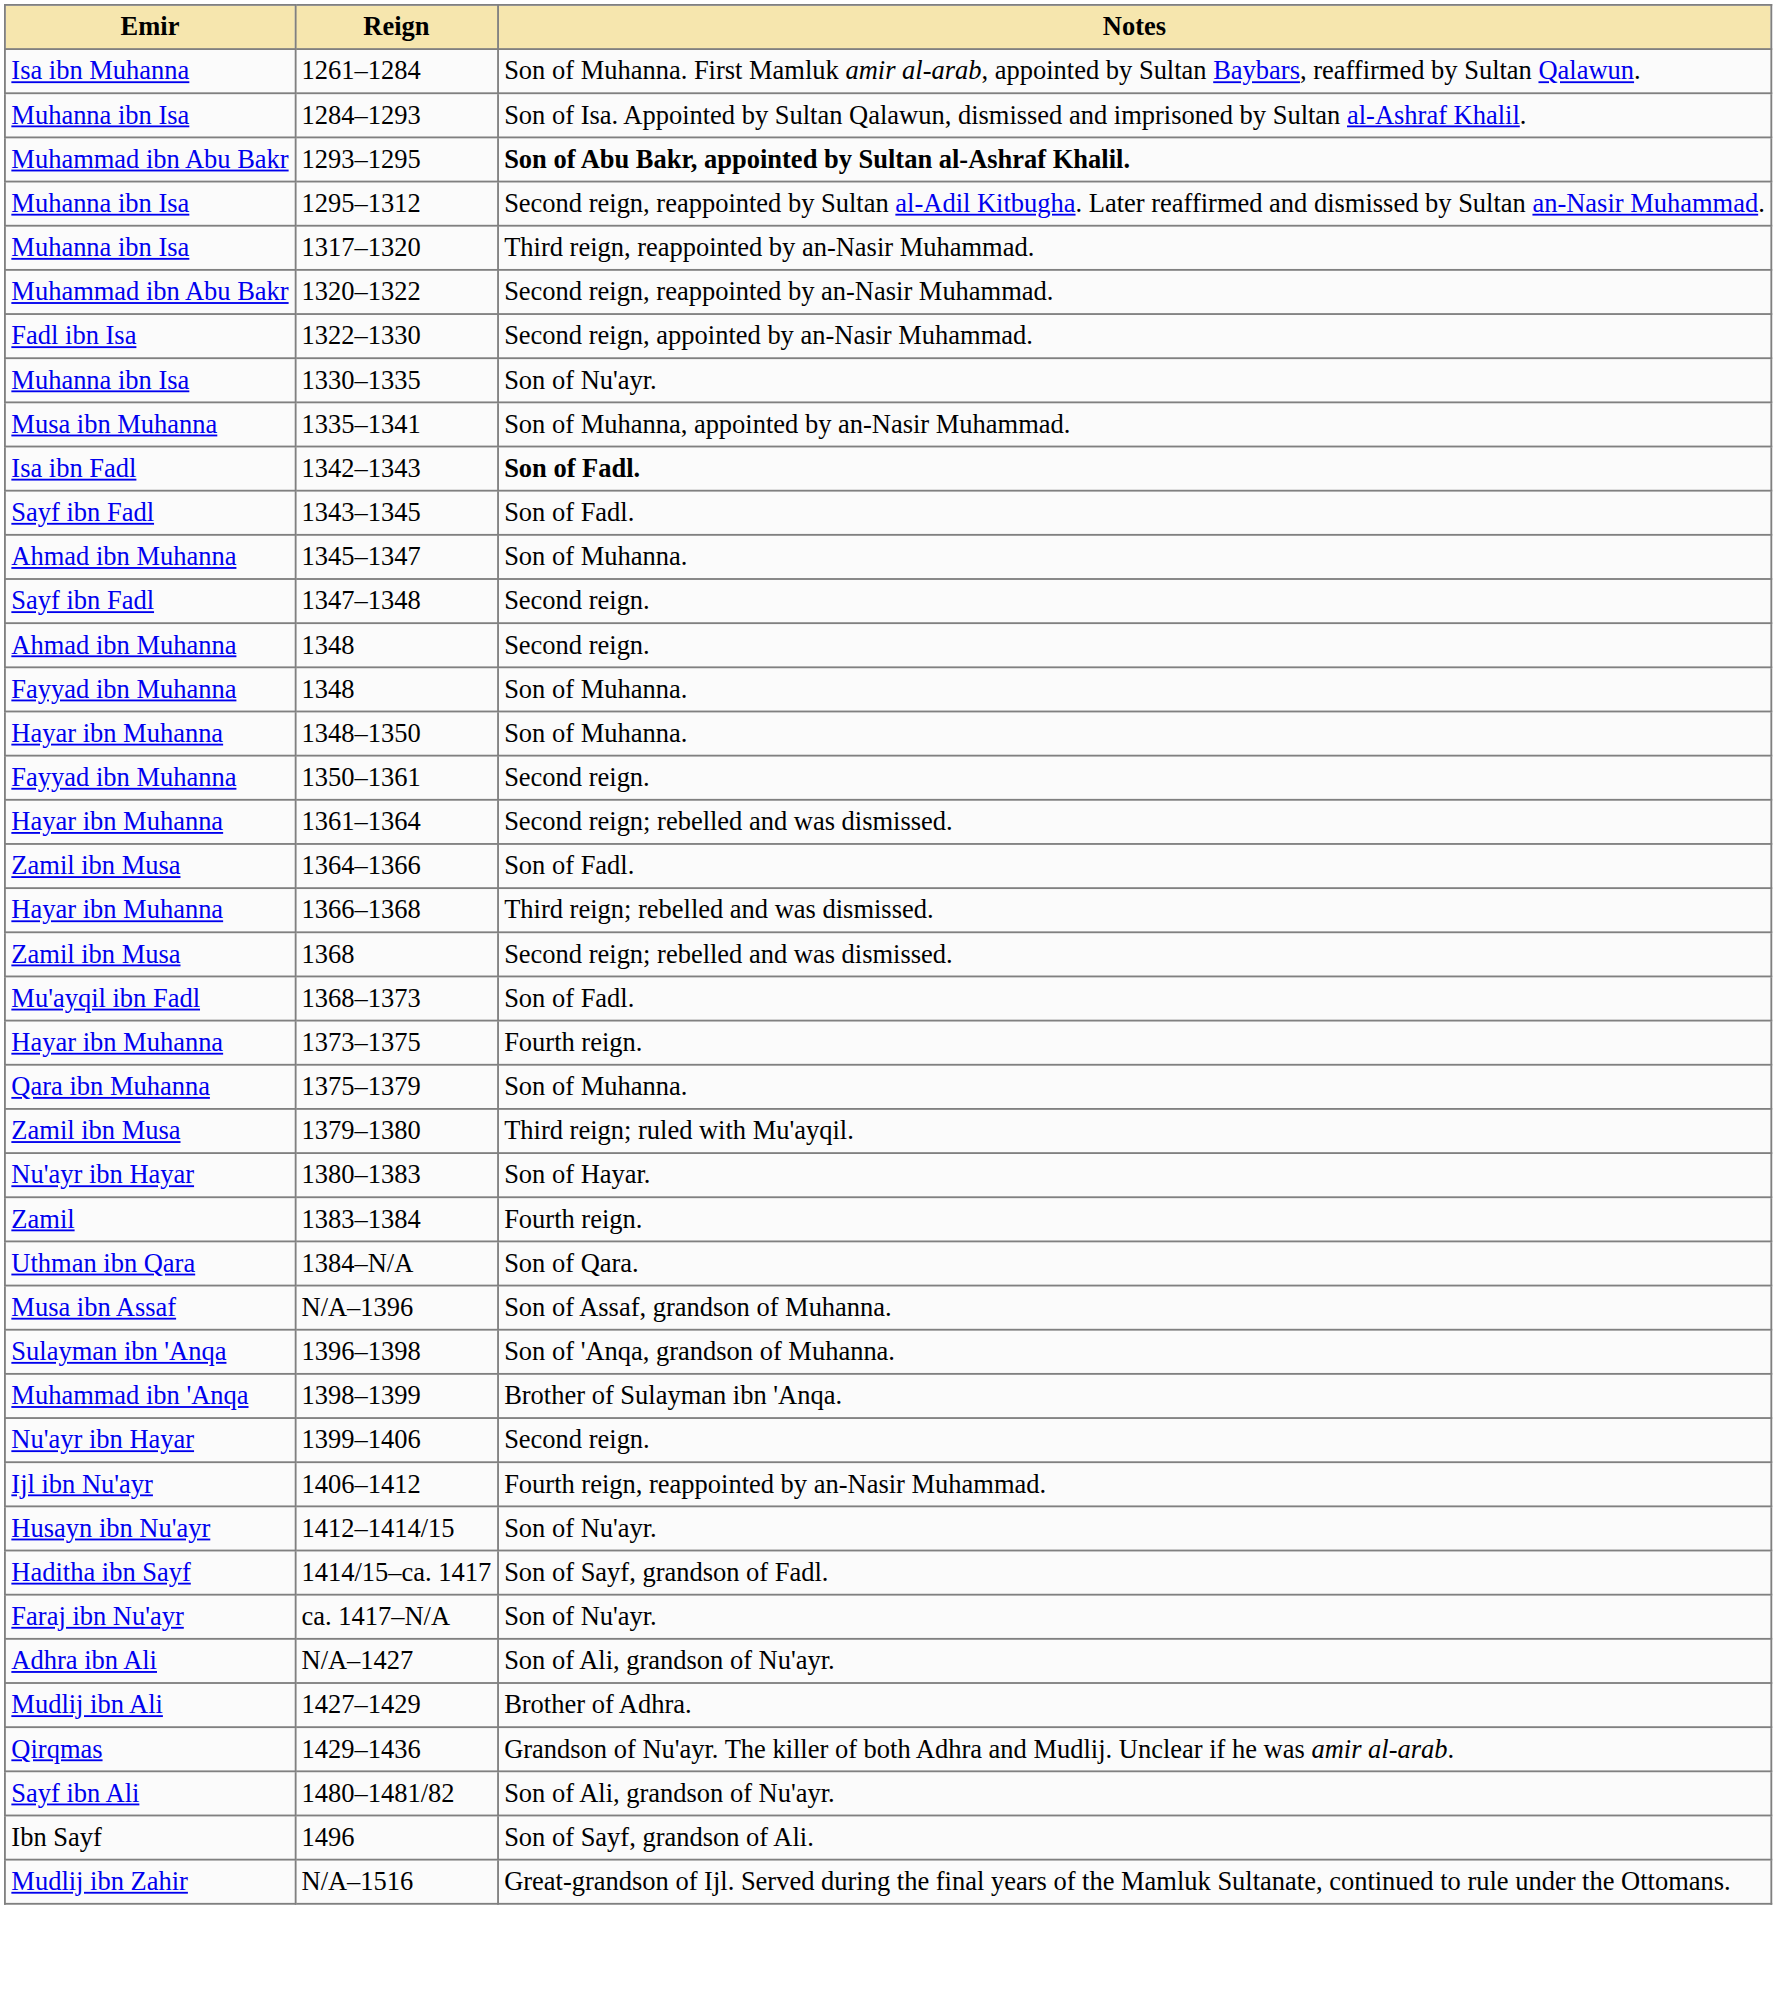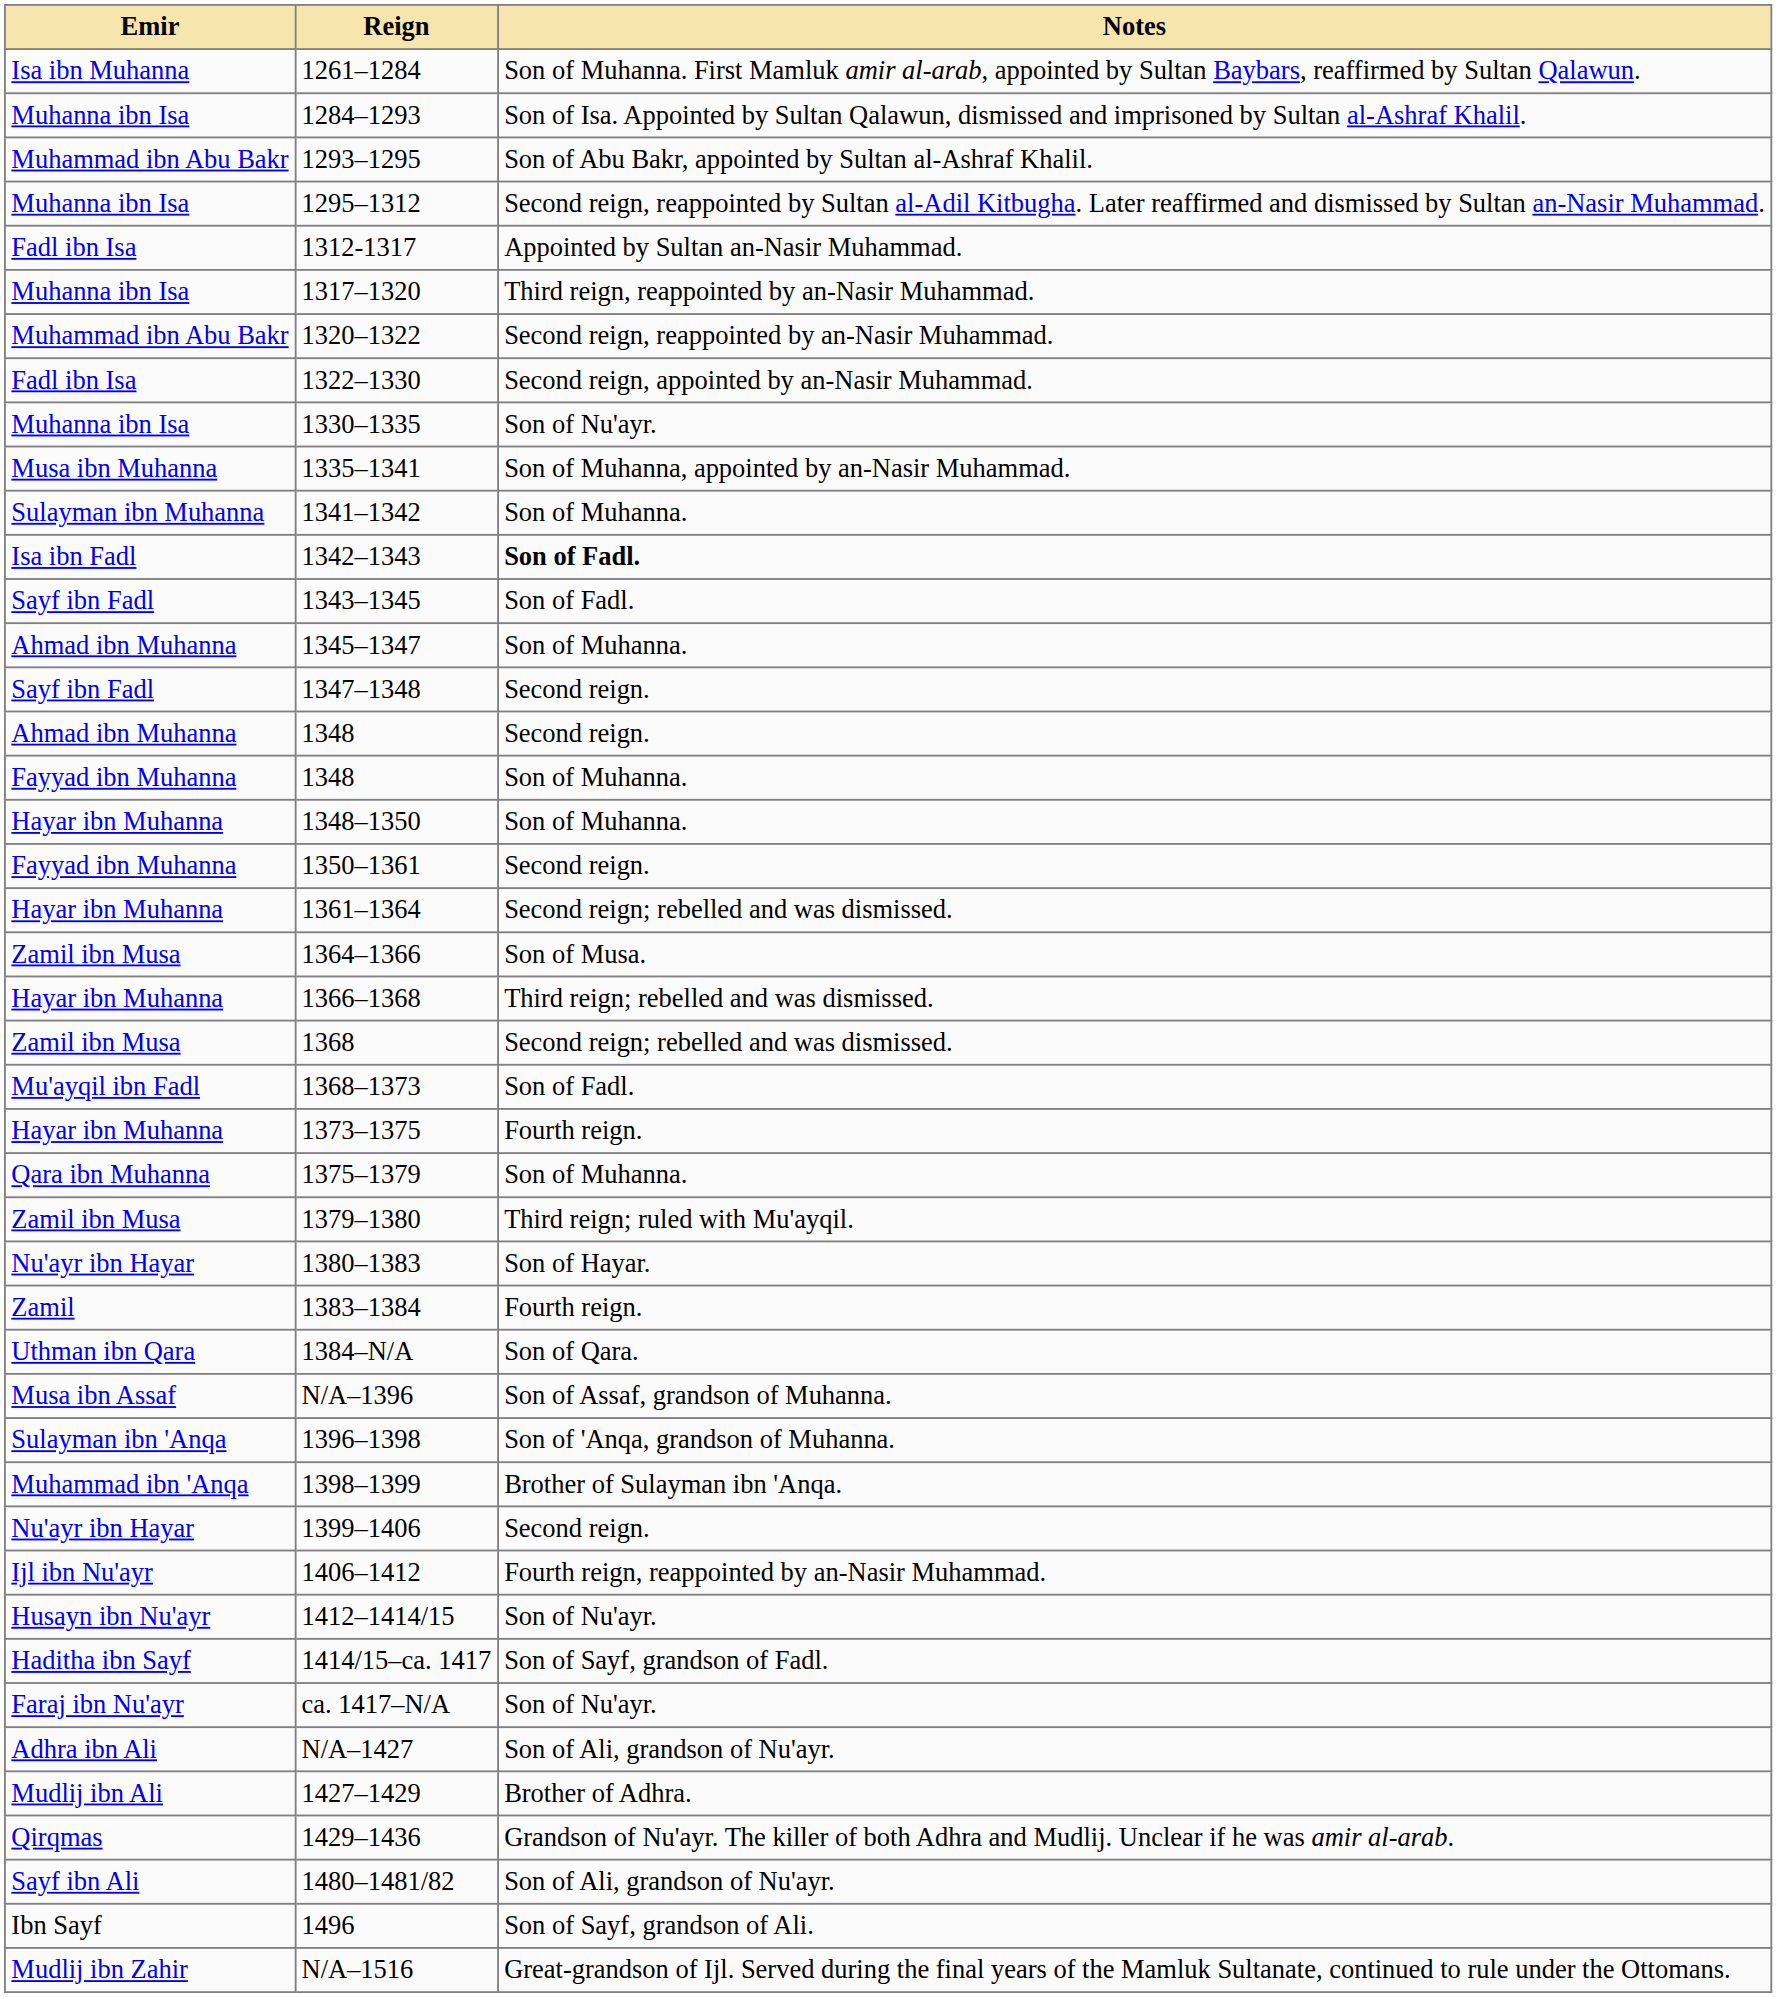(817, 159) bold -> (799, 159) normal
+ row: (74, 247)
+ row: (138, 512)
(569, 865) Son of Fadl. -> (575, 953) Son of Musa.
